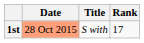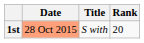(118, 29) 17 -> (118, 29) 20
